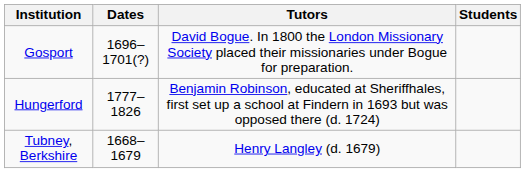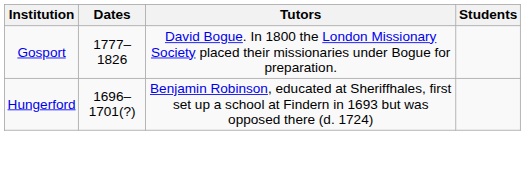(126, 52) 1696–1701(?) -> (112, 52) 1777–1826
(126, 104) 1777–1826 -> (112, 104) 1696–1701(?)
- row: (49, 148)
